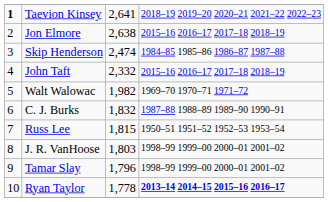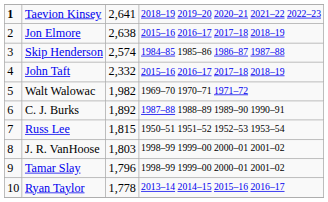(122, 52) 2,474 -> (122, 52) 2,574
(122, 110) 1,832 -> (122, 110) 1,892
(213, 187) bold -> (213, 187) normal
